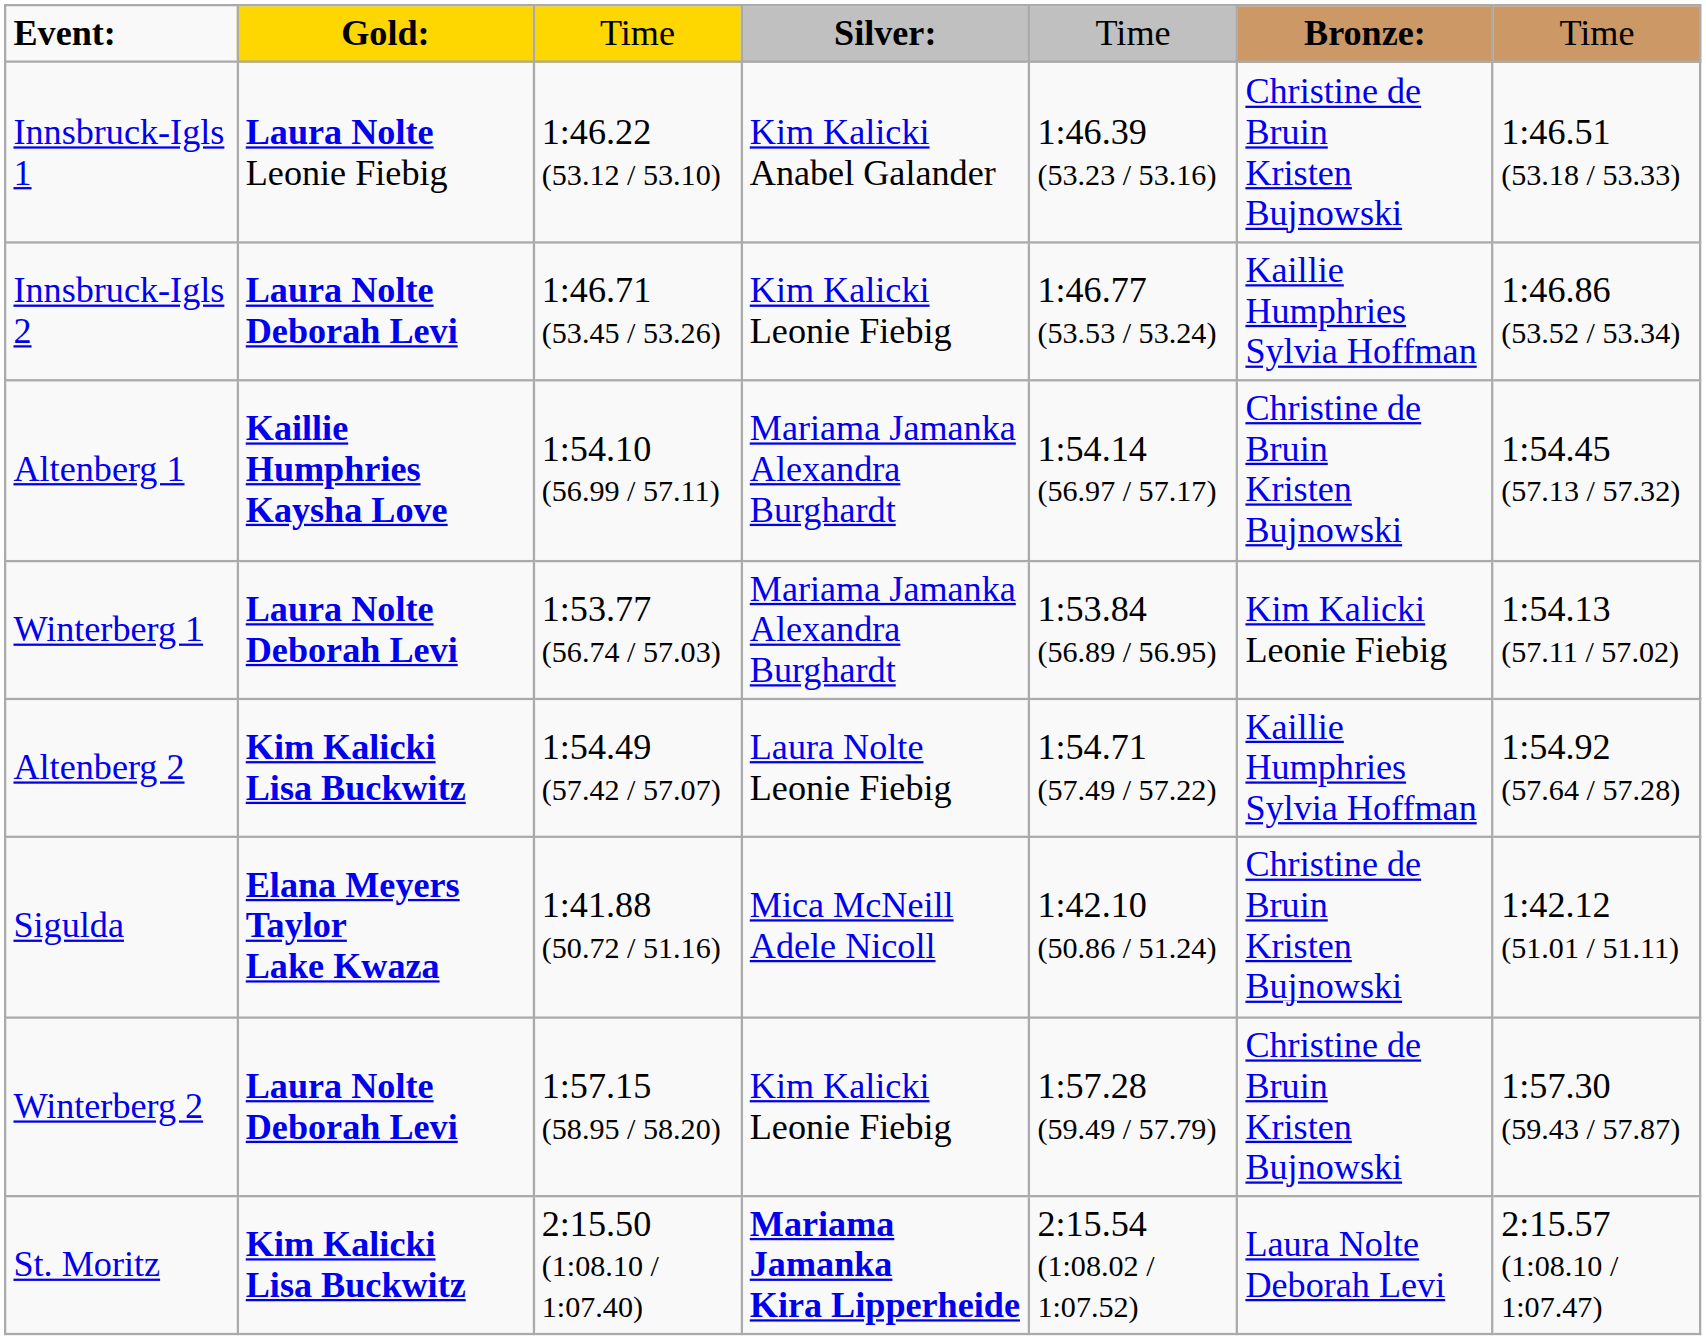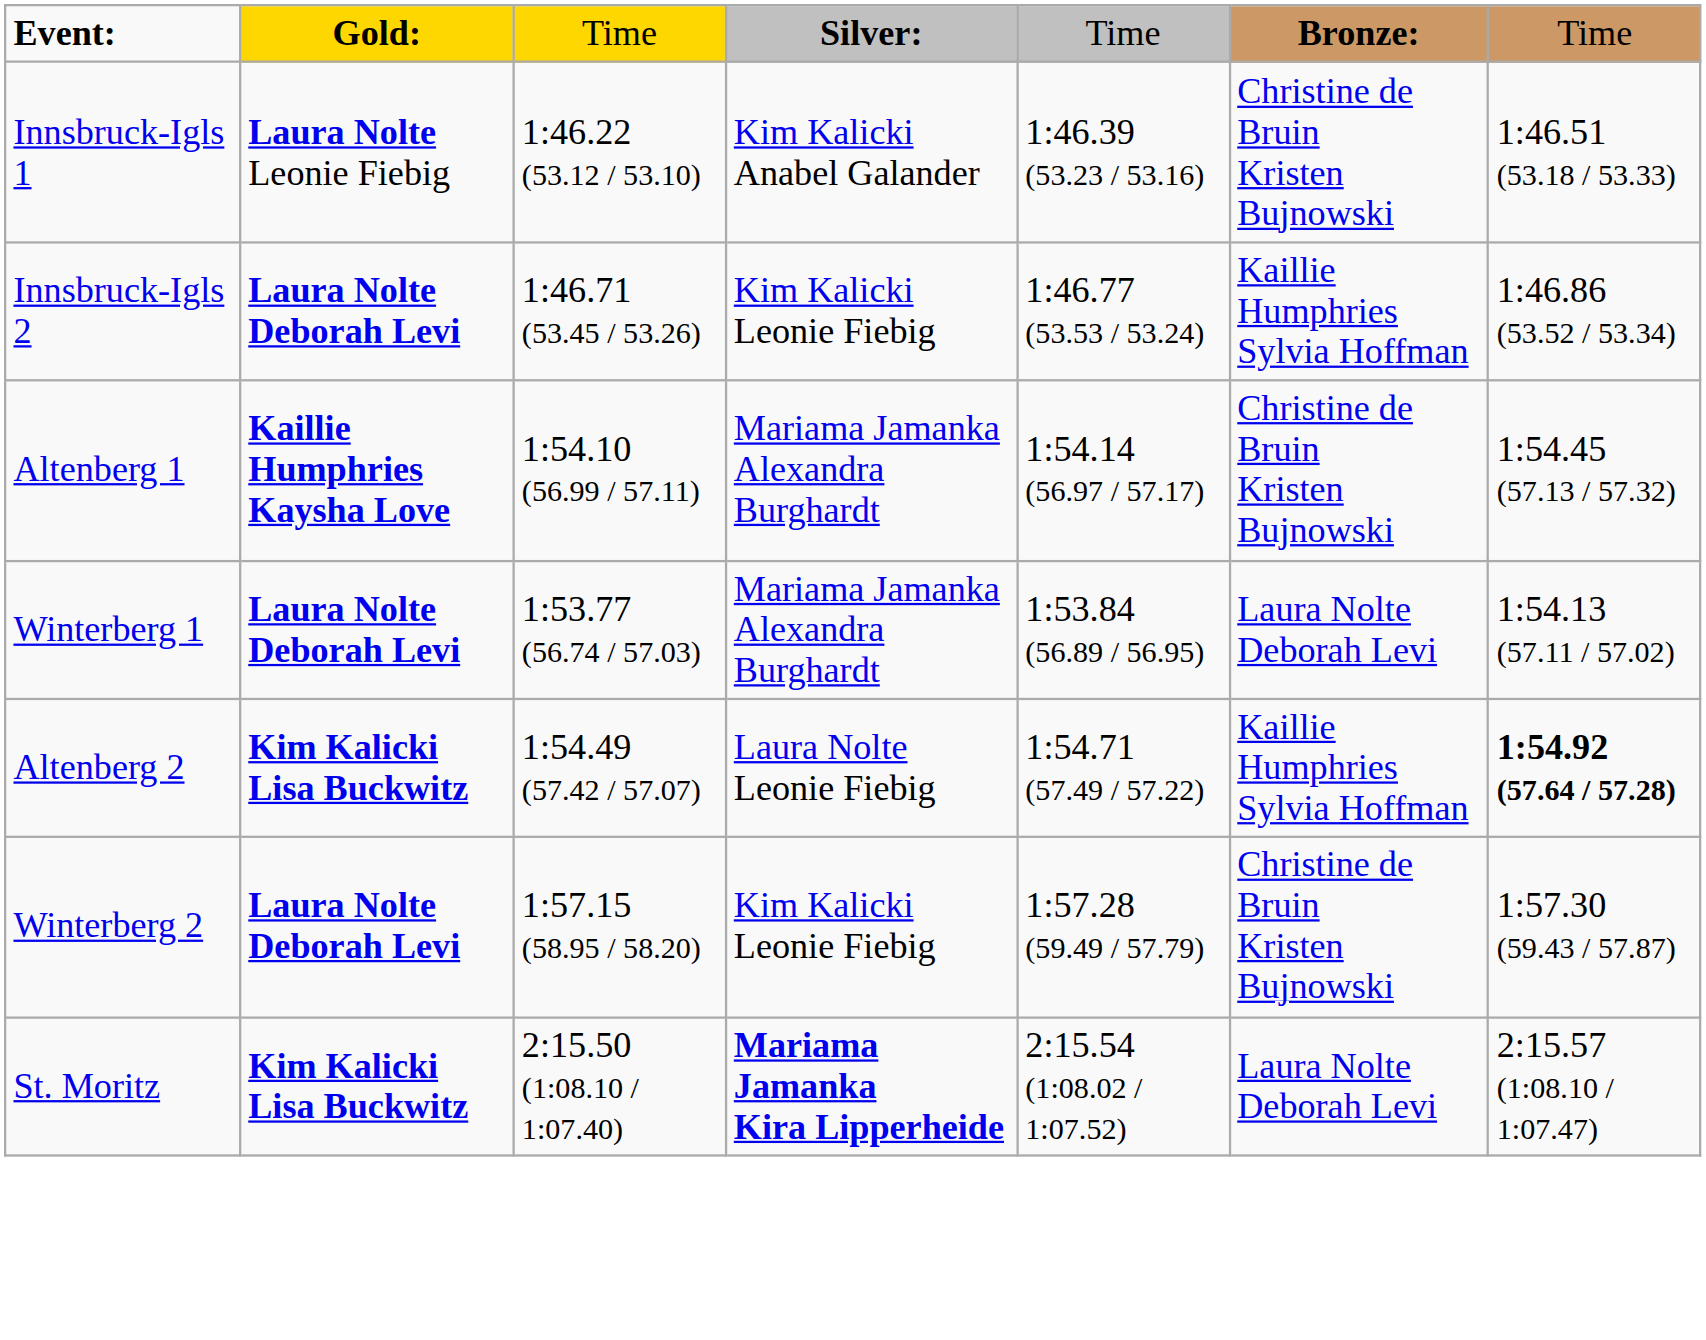(1346, 628) Kim Kalicki Leonie Fiebig -> (1337, 628) Laura Nolte Deborah Levi
(1591, 767) normal -> (1586, 767) bold
- row: (69, 926)
